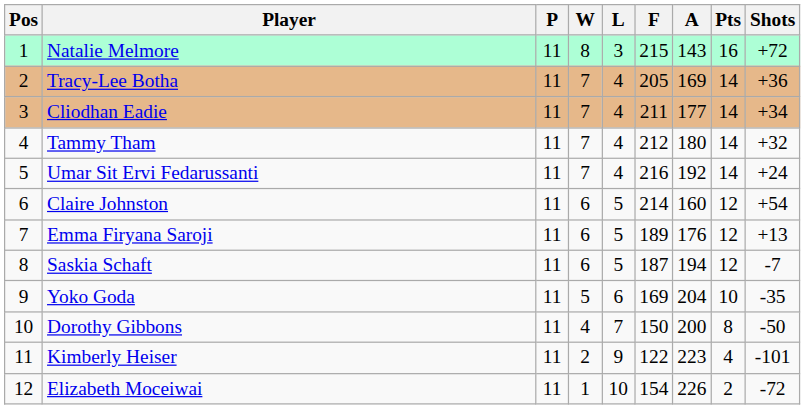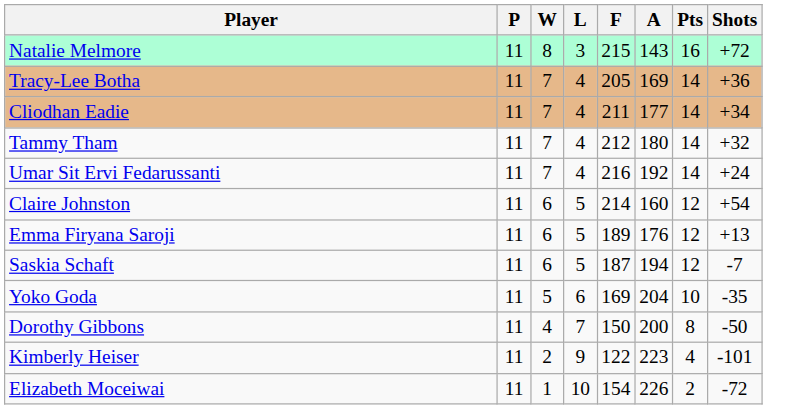- column: (24, 19)
